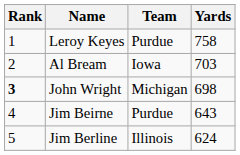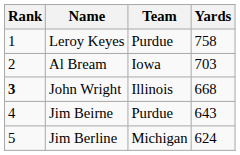(160, 89) Michigan -> (152, 89) Illinois
(206, 89) 698 -> (206, 89) 668
(152, 138) Illinois -> (160, 138) Michigan
